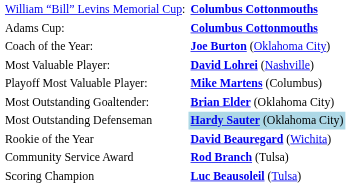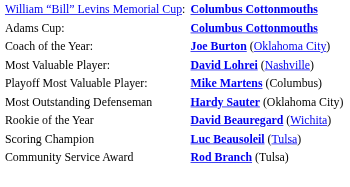- row: (77, 102)
(267, 120) lightblue background -> (267, 102) no background
rows swapped: (50, 176) <-> (69, 157)
